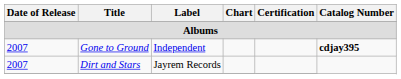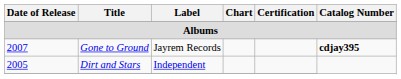(179, 47) Independent -> (187, 47) Jayrem Records
(17, 65) 2007 -> (17, 65) 2005
(187, 65) Jayrem Records -> (179, 65) Independent
